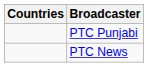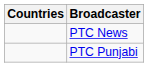rows swapped: (99, 52) <-> (104, 33)
